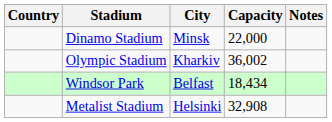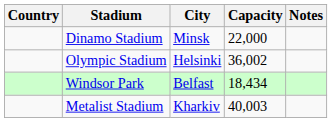(196, 60) Kharkiv -> (197, 60) Helsinki
(197, 106) Helsinki -> (196, 106) Kharkiv
(248, 106) 32,908 -> (248, 106) 40,003
